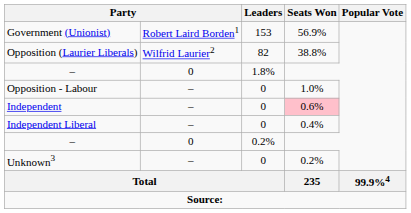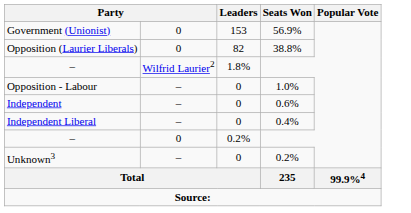(191, 32) Robert Laird Borden1 -> (179, 30) 0
(179, 52) Wilfrid Laurier2 -> (179, 48) 0
(191, 71) 0 -> (179, 67) Wilfrid Laurier2
(312, 106) pink background -> (287, 103) no background
